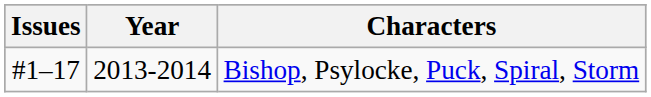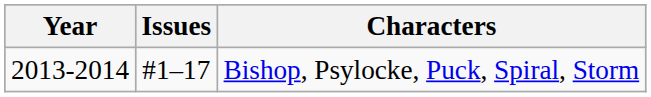columns swapped: (46, 26) <-> (152, 26)
